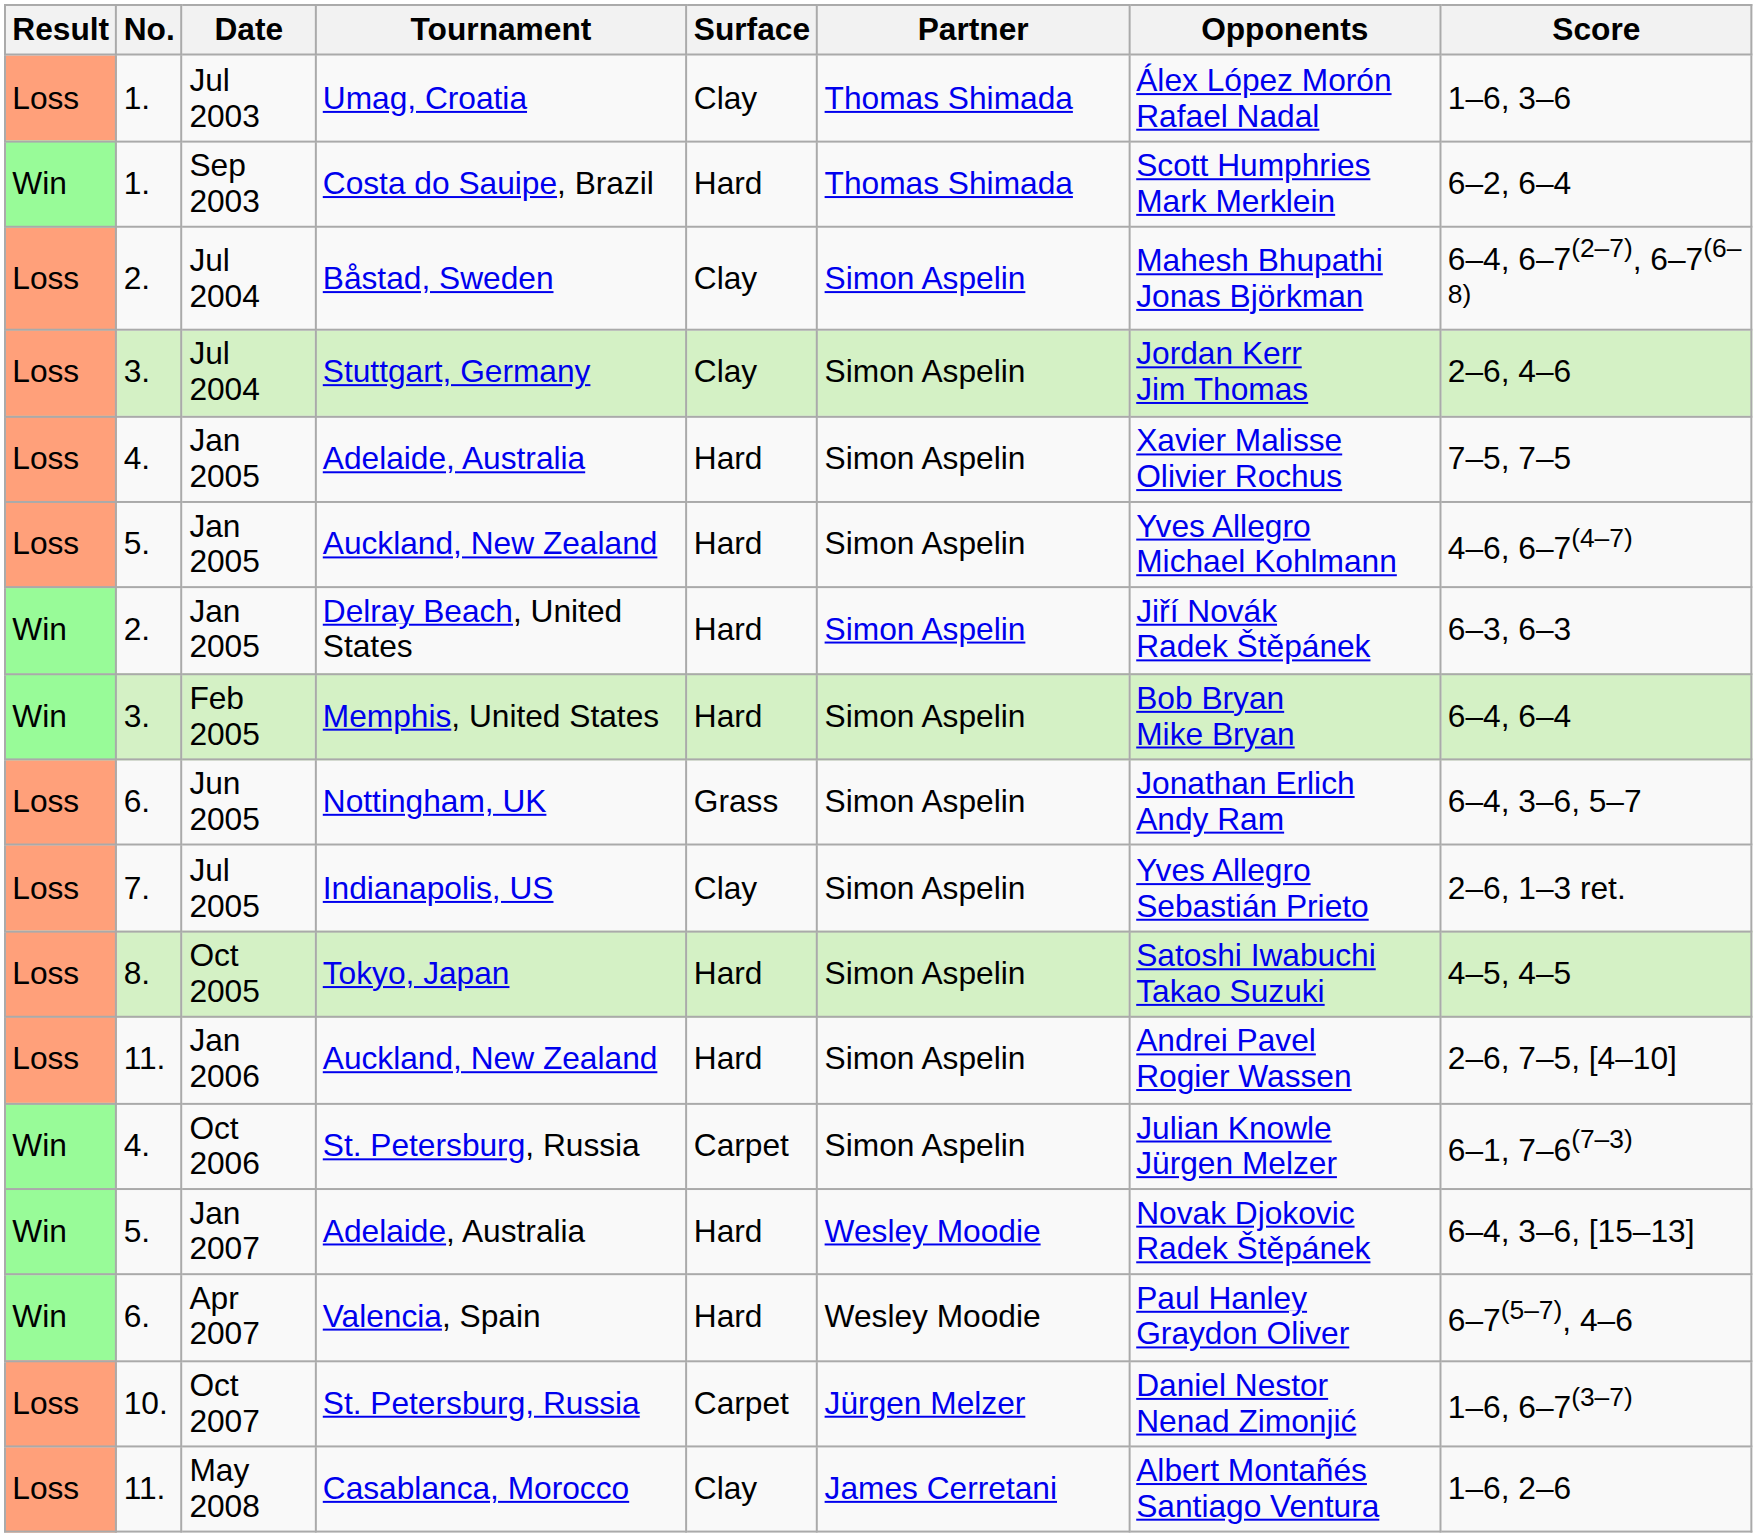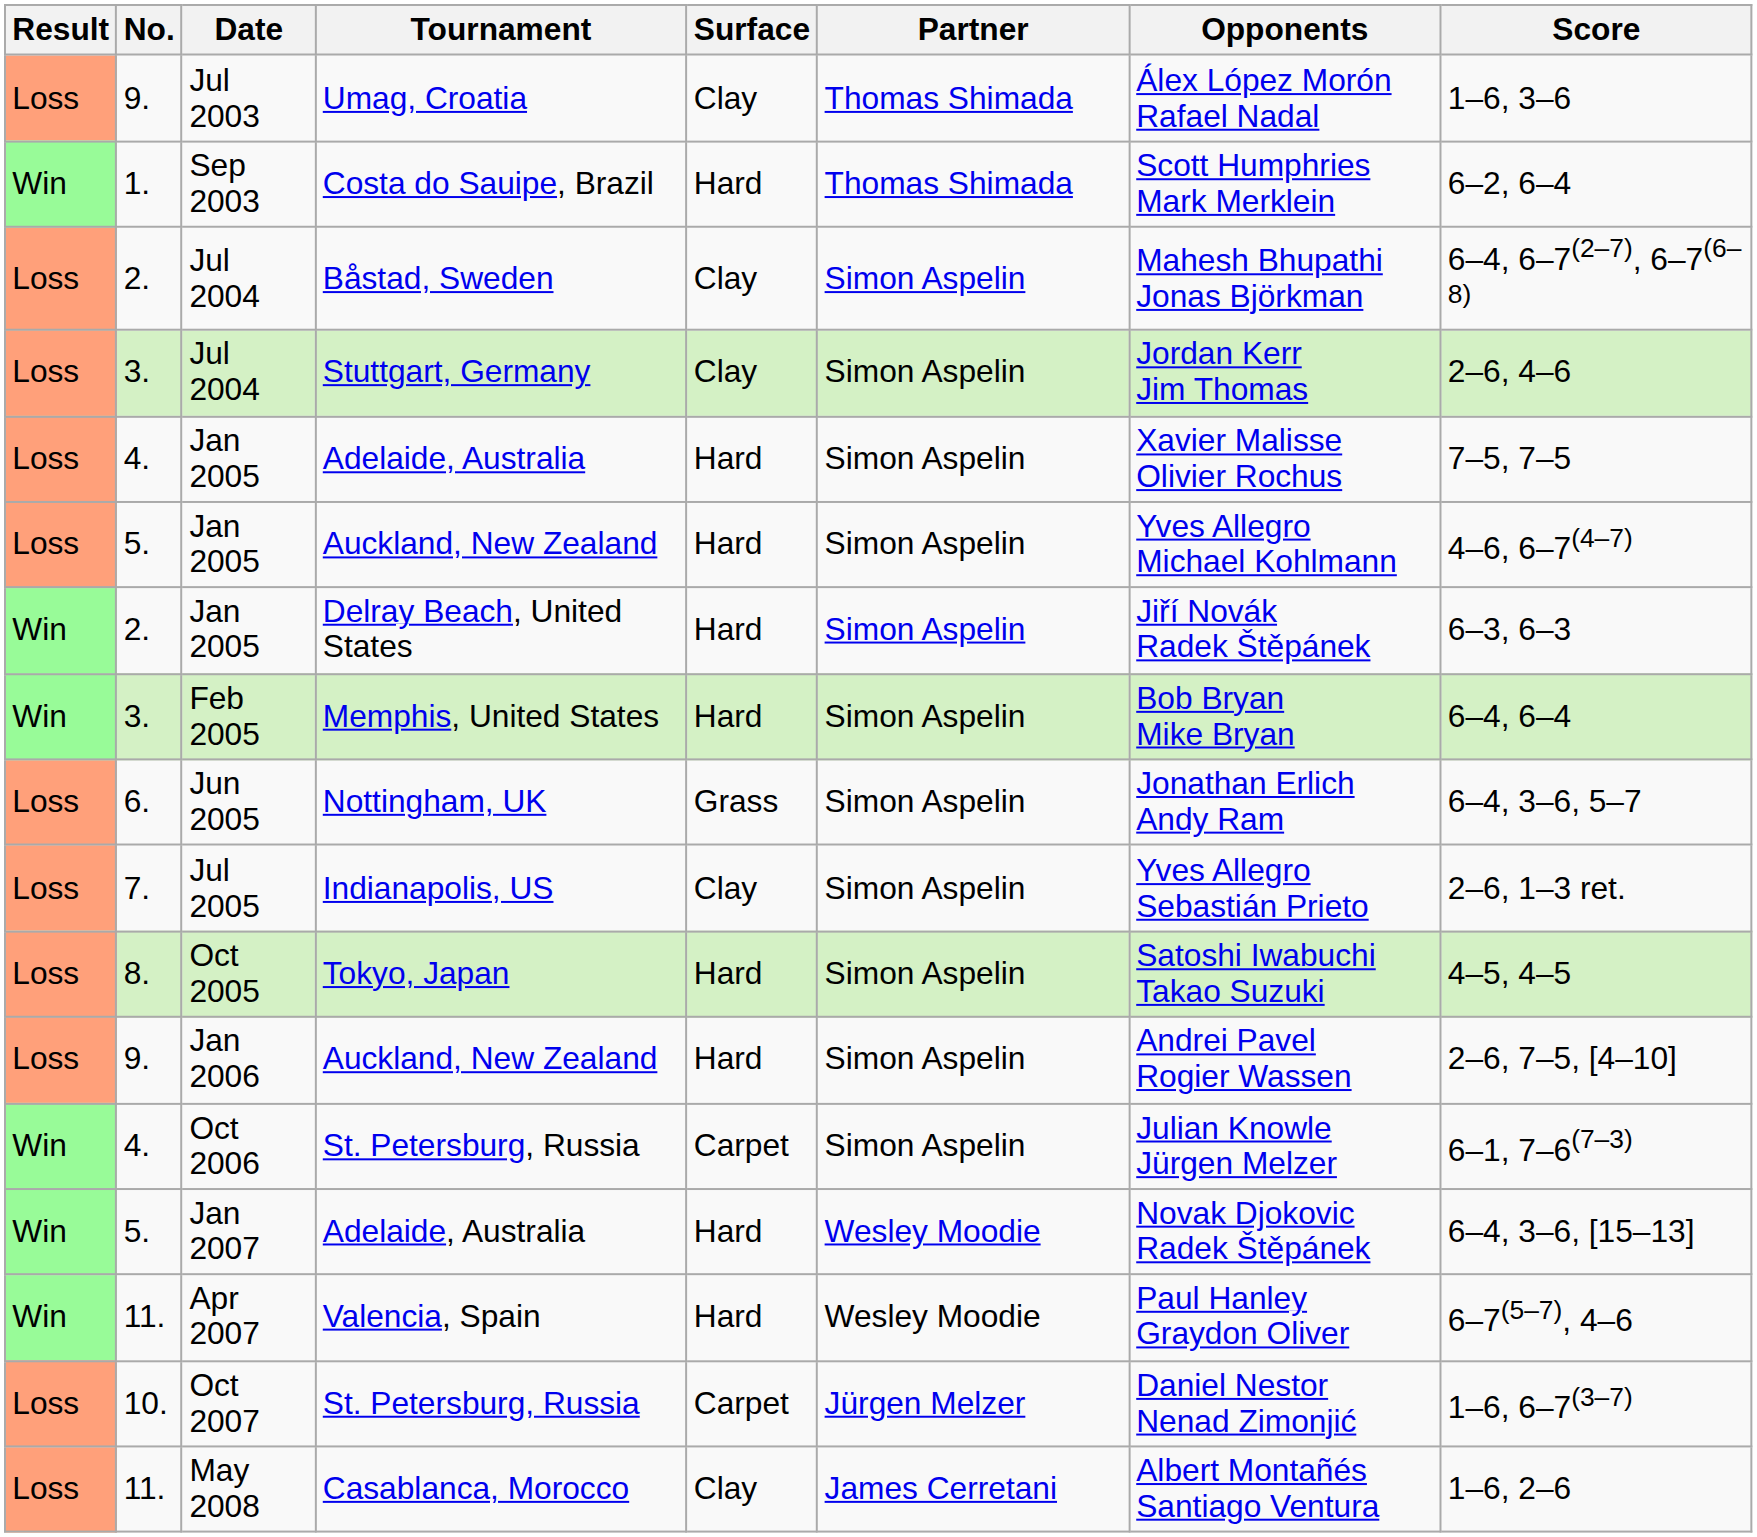(137, 97) 1. -> (137, 97) 9.
(145, 1059) 11. -> (137, 1059) 9.
(137, 1317) 6. -> (145, 1317) 11.
